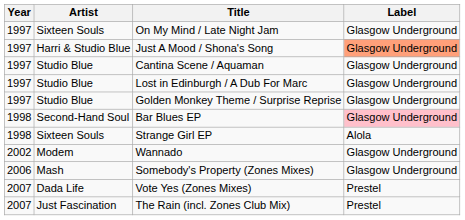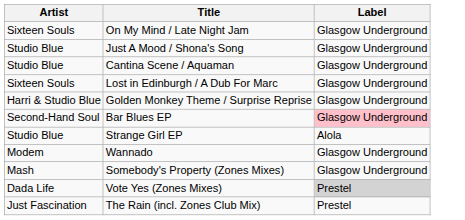- column: (19, 13)
(83, 48) Harri & Studio Blue -> (35, 48) Studio Blue
(402, 48) lightsalmon background -> (372, 48) no background
(65, 83) Studio Blue -> (41, 83) Sixteen Souls
(65, 100) Studio Blue -> (54, 100) Harri & Studio Blue
(70, 135) Sixteen Souls -> (35, 135) Studio Blue
(364, 188) no background -> (334, 188) lightgrey background
